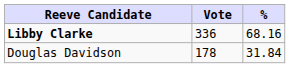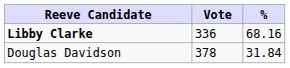(206, 53) 178 -> (206, 53) 378
